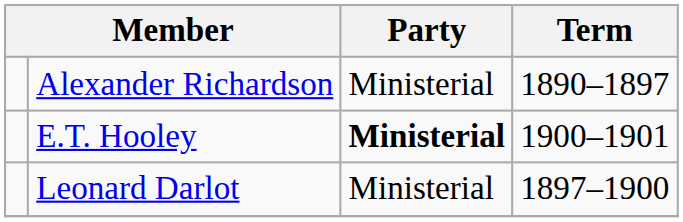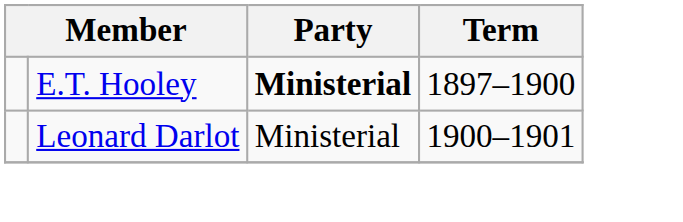- row: (185, 83)
(595, 135) 1900–1901 -> (501, 83) 1897–1900
(595, 188) 1897–1900 -> (501, 135) 1900–1901
